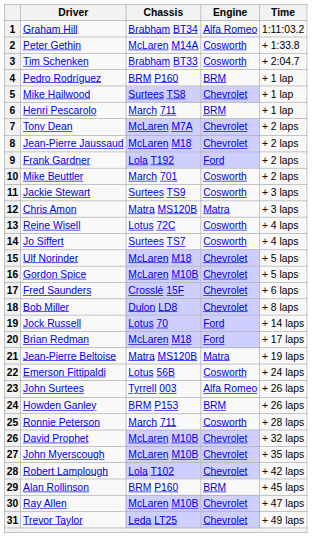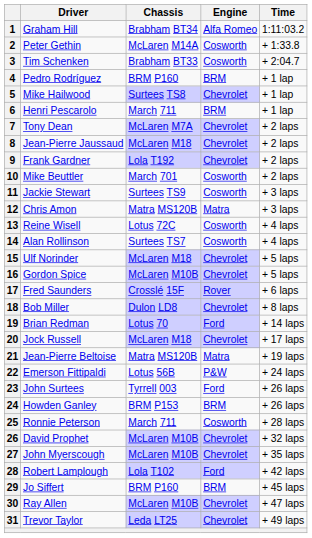(214, 160) Ford -> (225, 160) Chevrolet
(43, 242) Jo Siffert -> (56, 242) Alan Rollinson
(225, 291) Chevrolet -> (217, 291) Rover
(52, 324) Jock Russell -> (56, 324) Brian Redman
(56, 340) Brian Redman -> (52, 340) Jock Russell
(214, 340) Ford -> (225, 340) Chevrolet
(225, 373) Cosworth -> (215, 373) P&W
(230, 389) Alfa Romeo -> (214, 389) Ford
(225, 471) Chevrolet -> (214, 471) Ford
(56, 487) Alan Rollinson -> (43, 487) Jo Siffert
